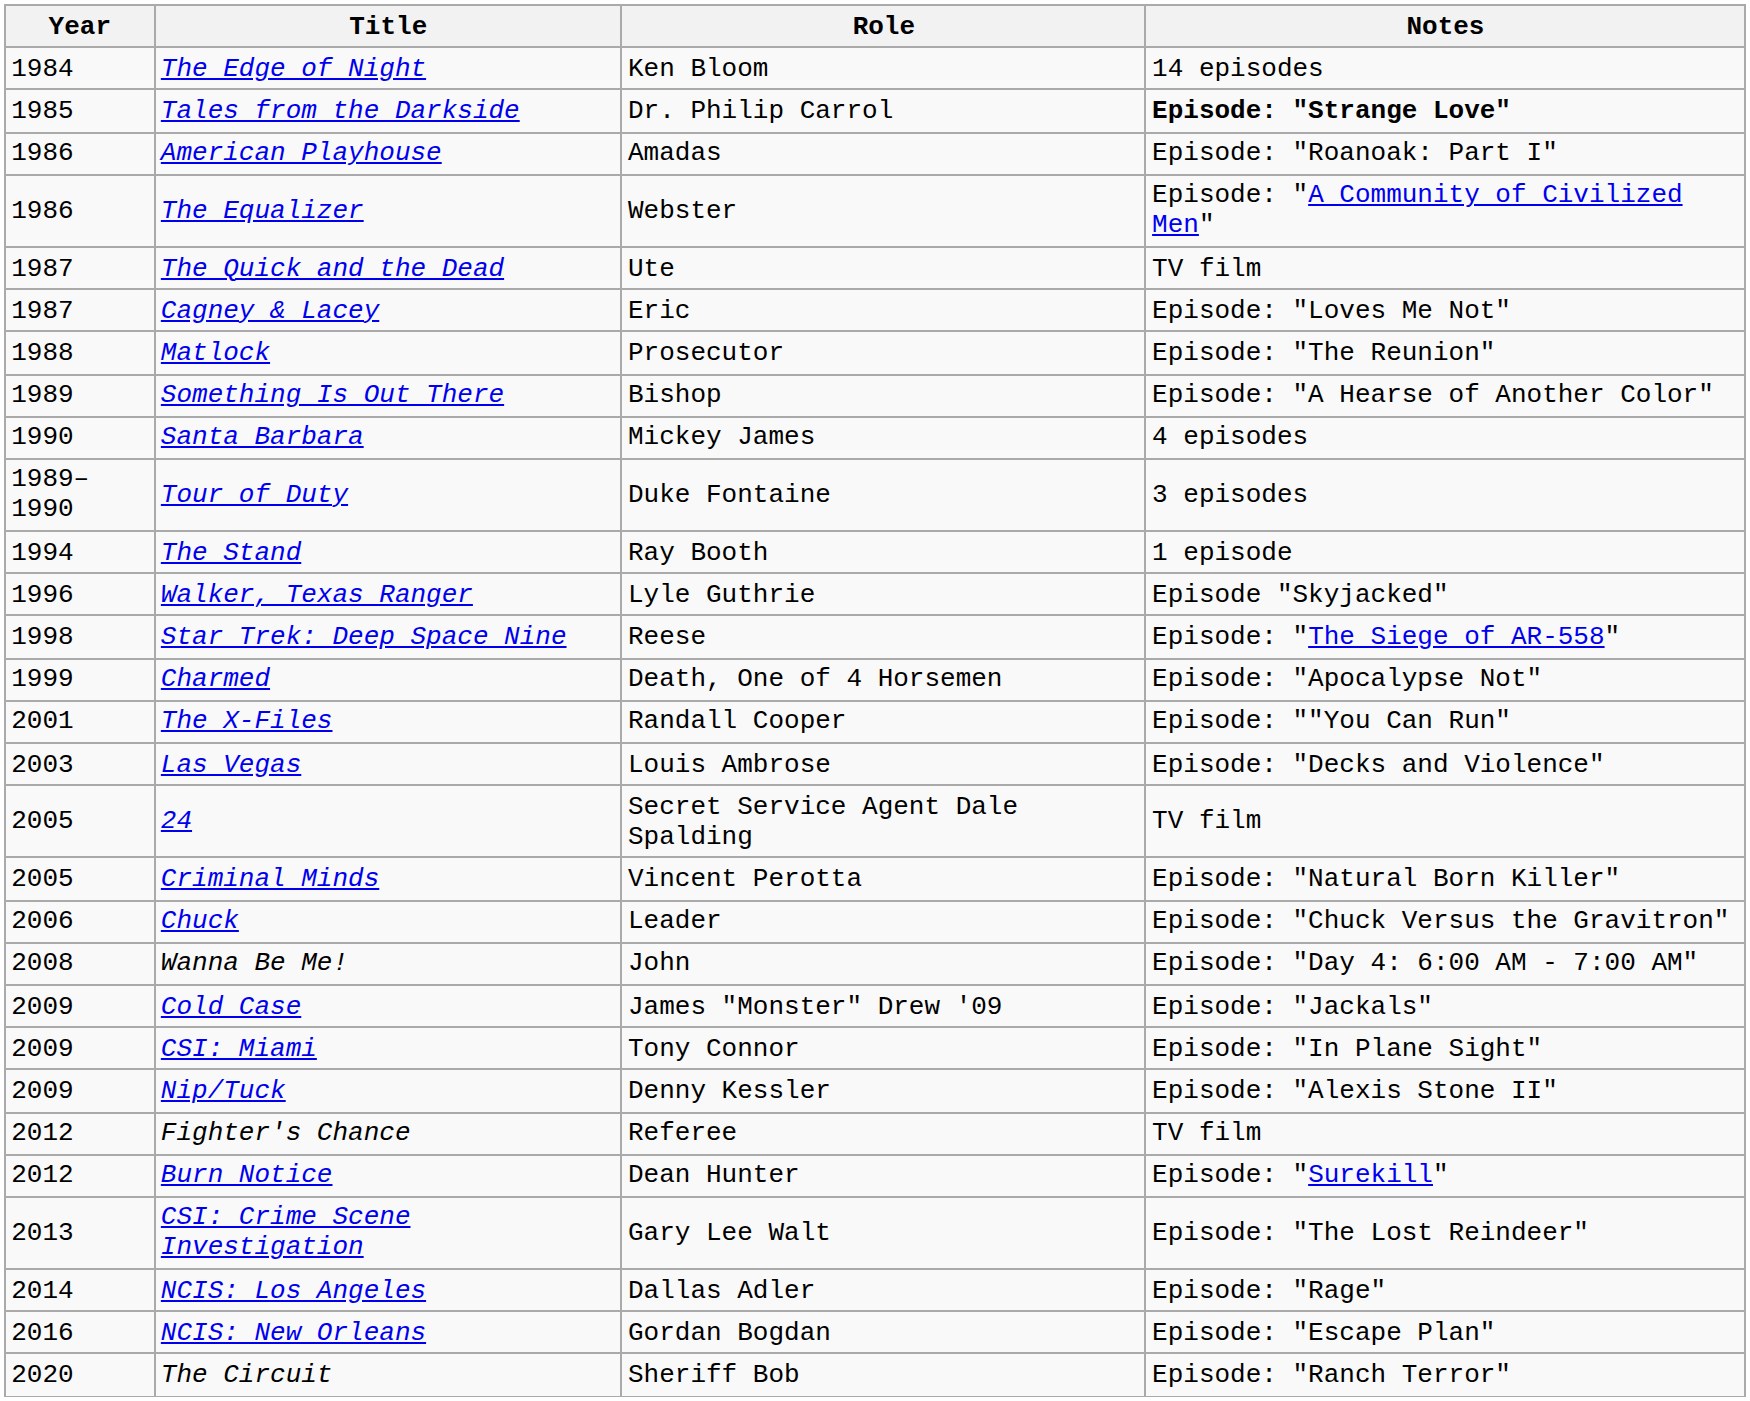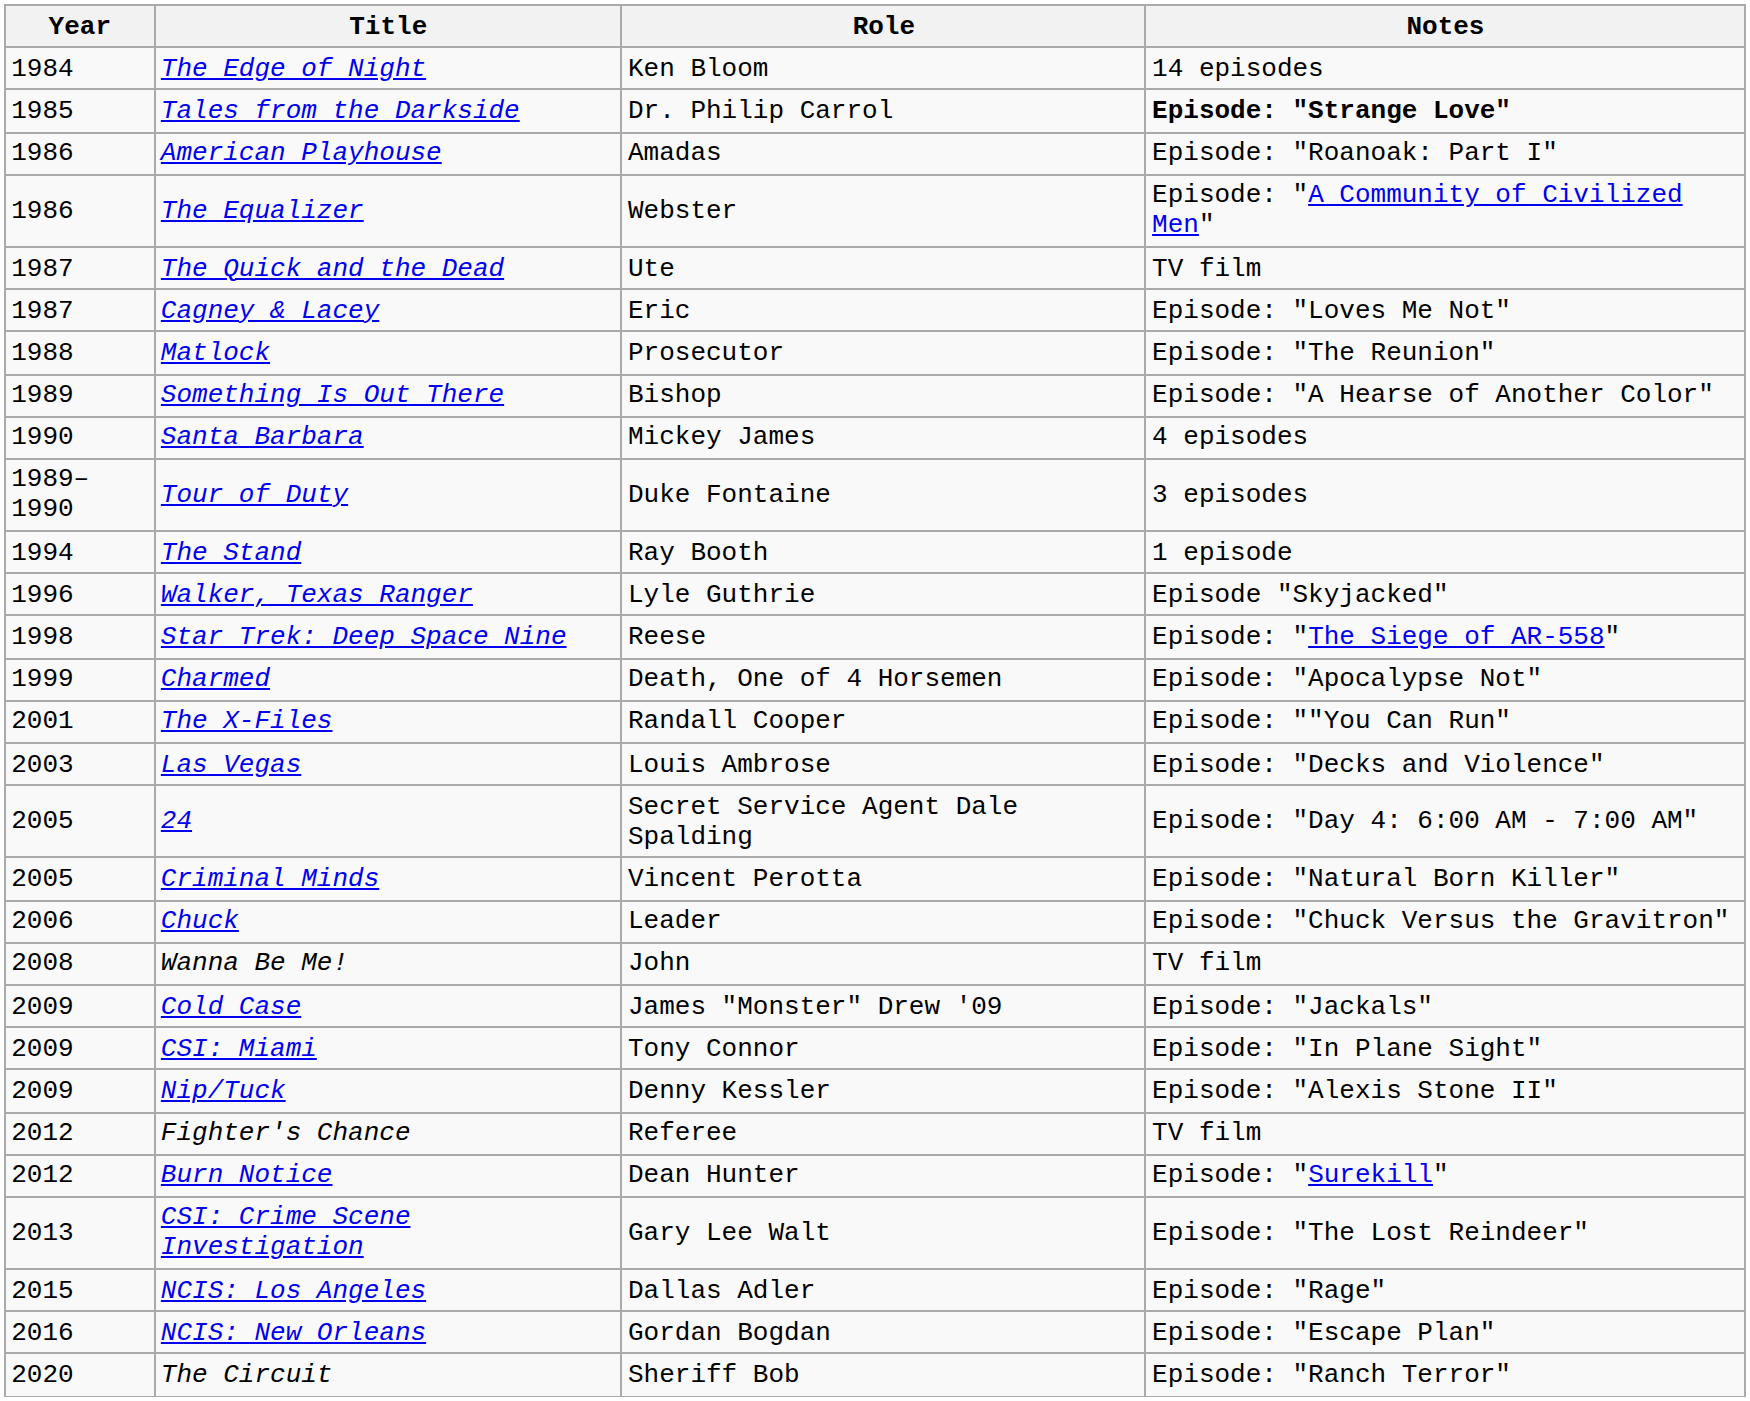(1207, 822) TV film -> (1425, 822) Episode: "Day 4: 6:00 AM - 7:00 AM"
(1425, 964) Episode: "Day 4: 6:00 AM - 7:00 AM" -> (1207, 964) TV film
(42, 1290) 2014 -> (42, 1290) 2015
